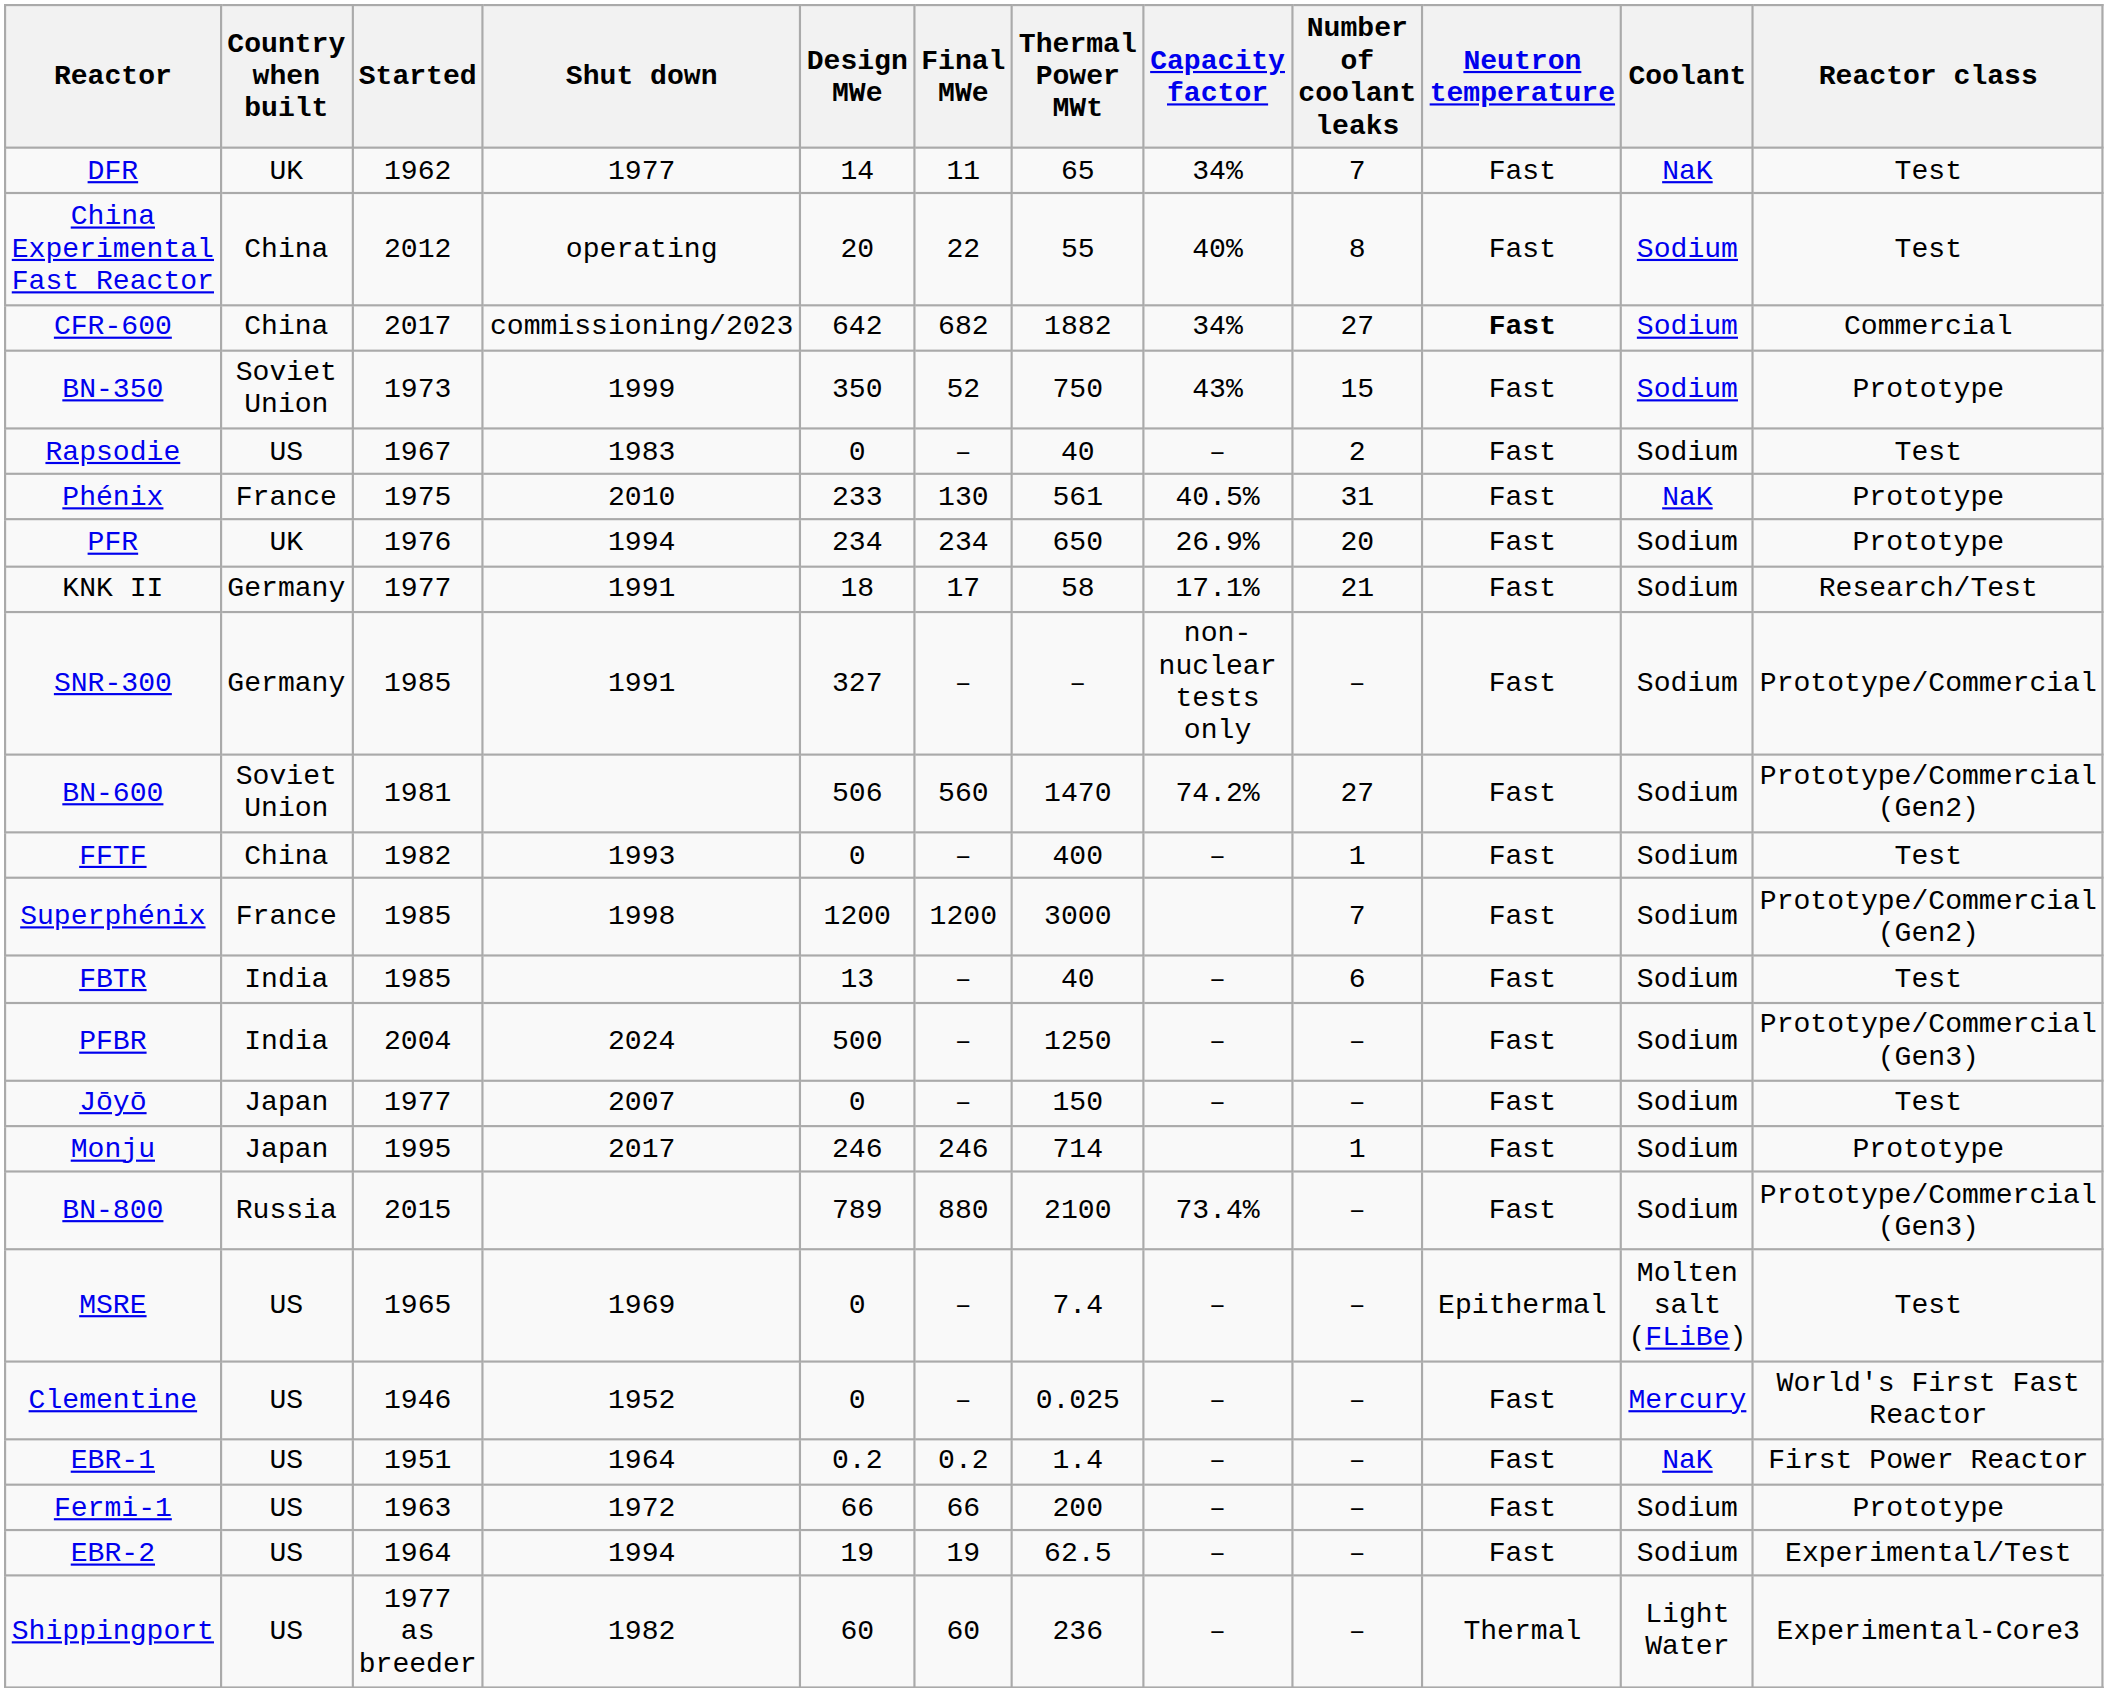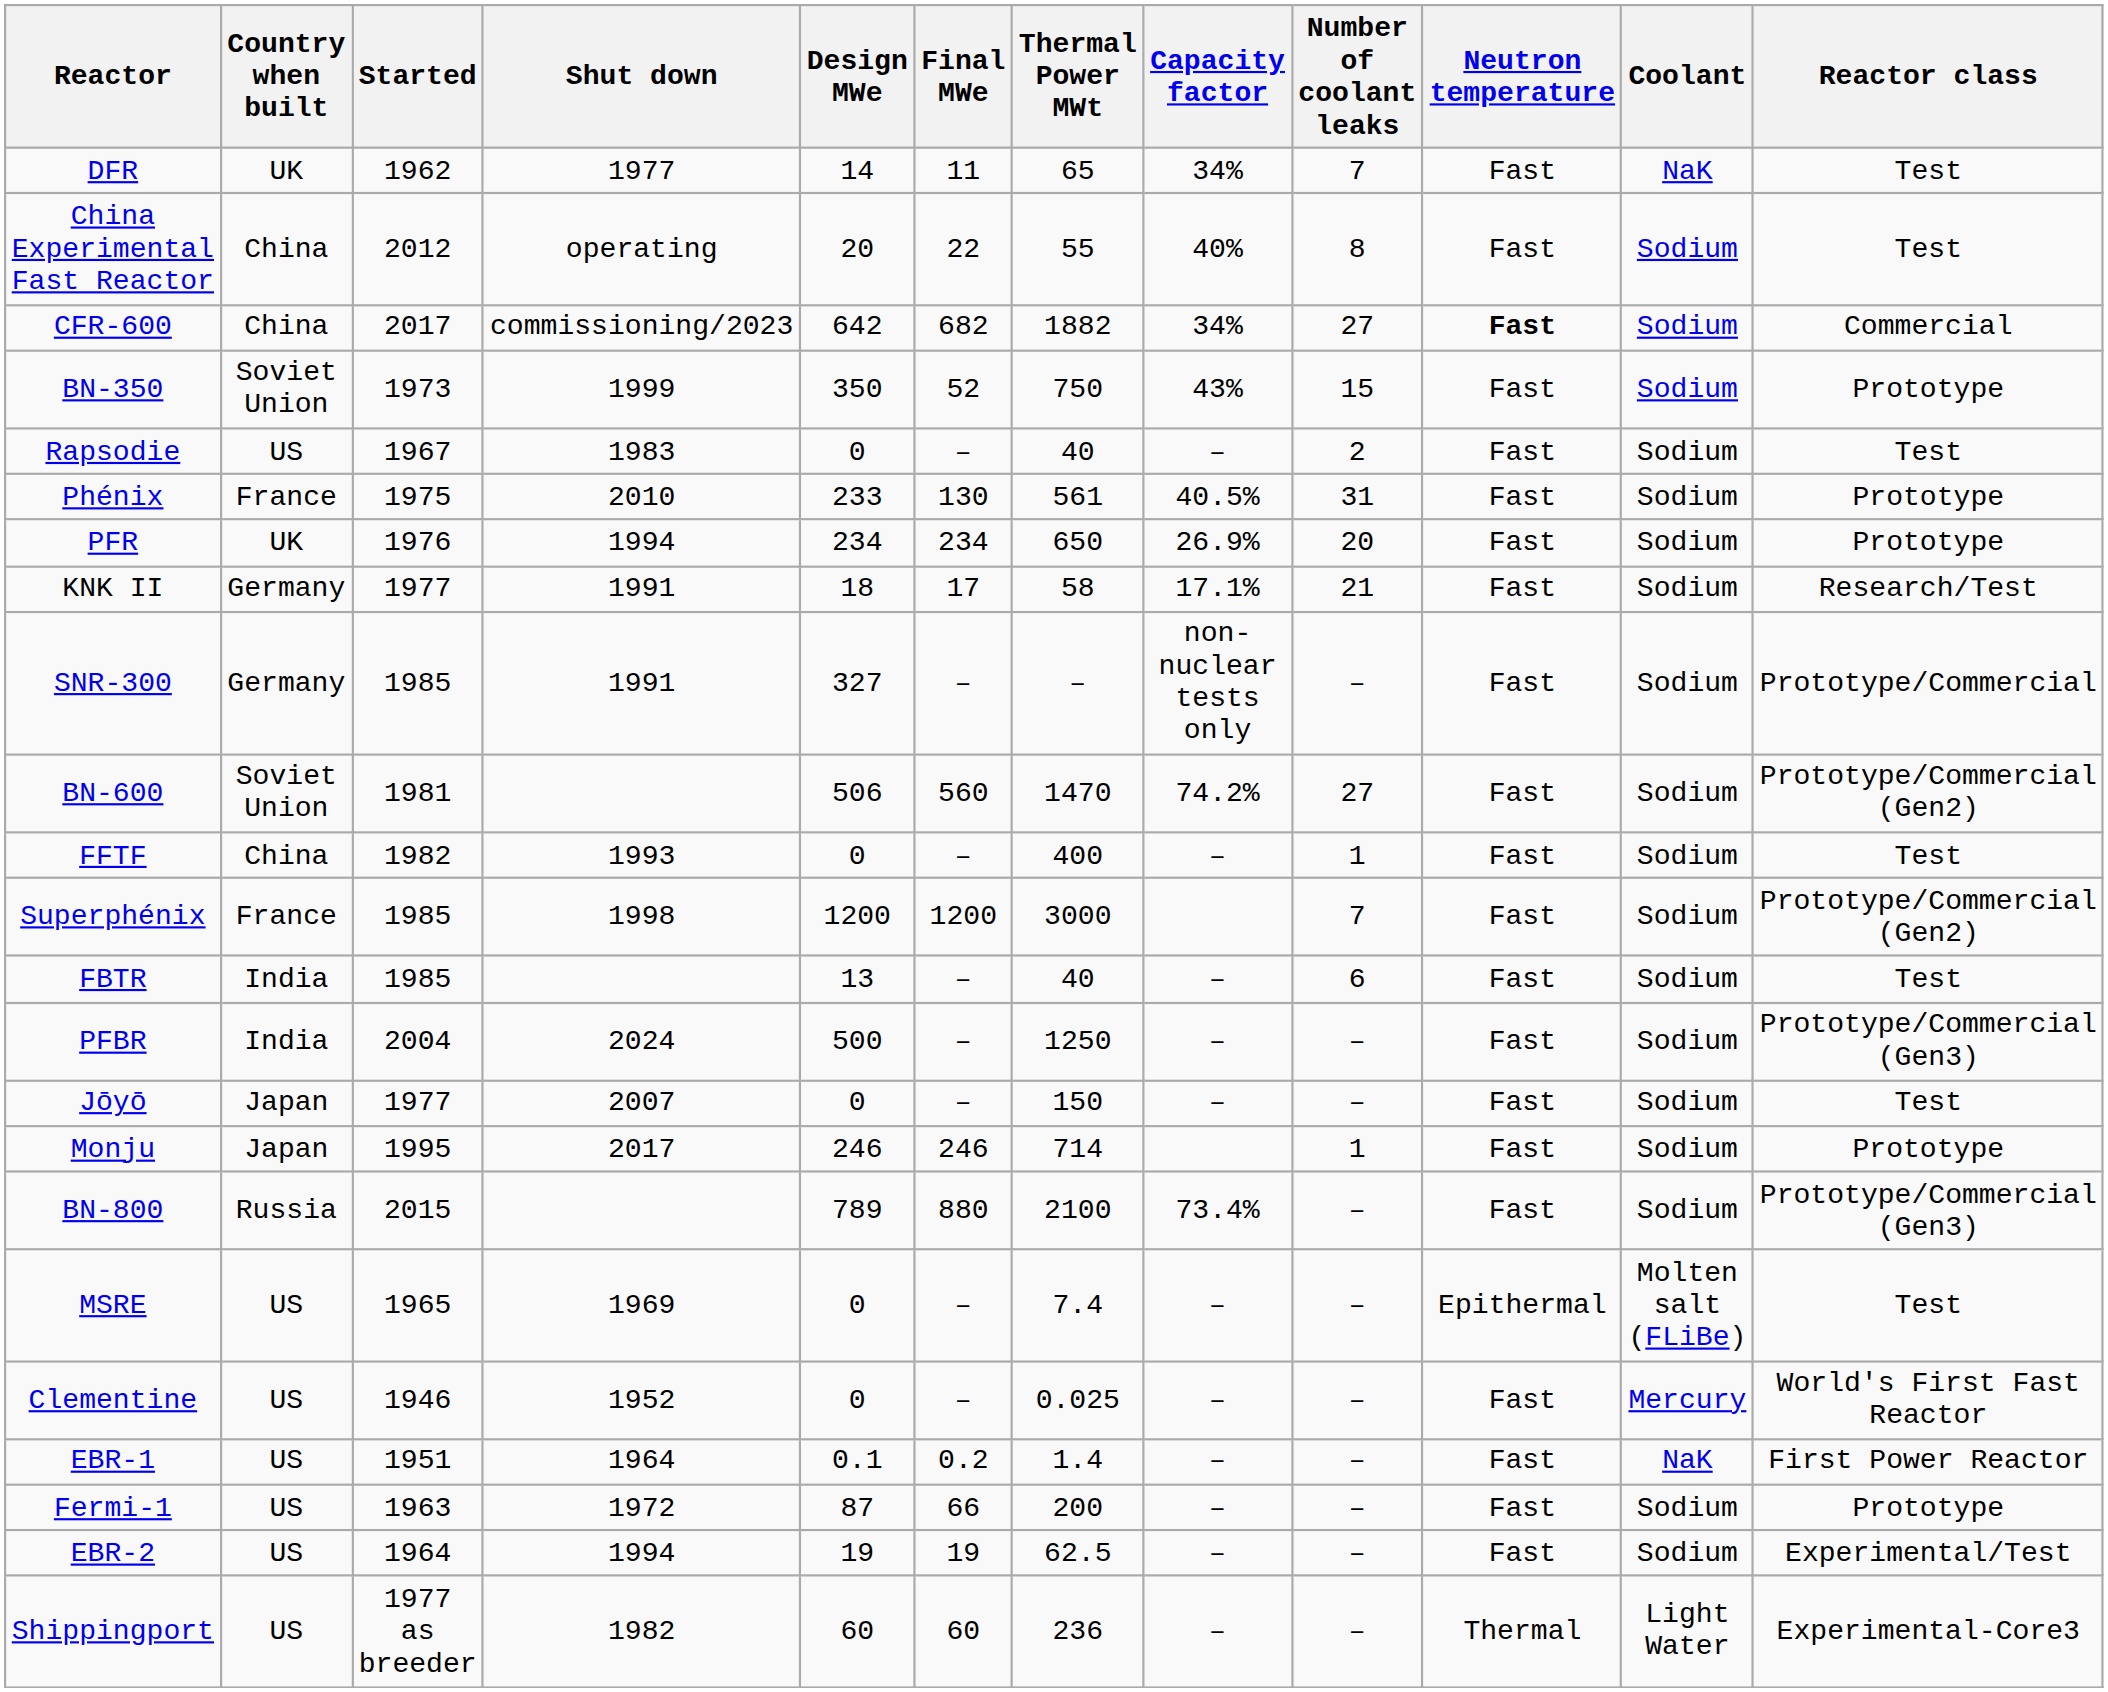(1687, 497) NaK -> (1687, 497) Sodium
(857, 1462) 0.2 -> (857, 1462) 0.1
(857, 1507) 66 -> (857, 1507) 87
